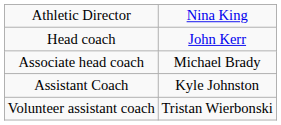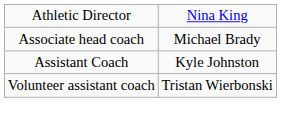- row: (81, 39)
